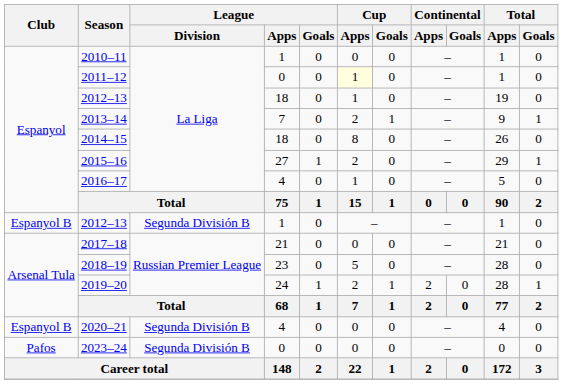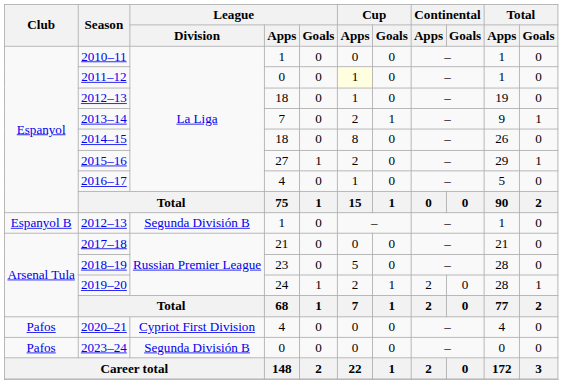(41, 327) Espanyol B -> (41, 327) Pafos
(197, 327) Segunda División B -> (197, 327) Cypriot First Division
